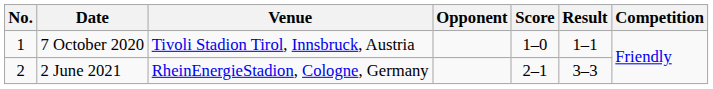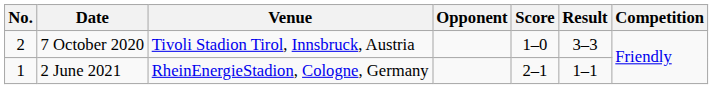(21, 44) 1 -> (21, 44) 2
(585, 44) 1–1 -> (585, 44) 3–3
(21, 70) 2 -> (21, 70) 1
(585, 70) 3–3 -> (585, 70) 1–1
